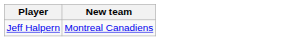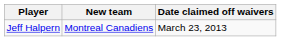+ column: (216, 12)
